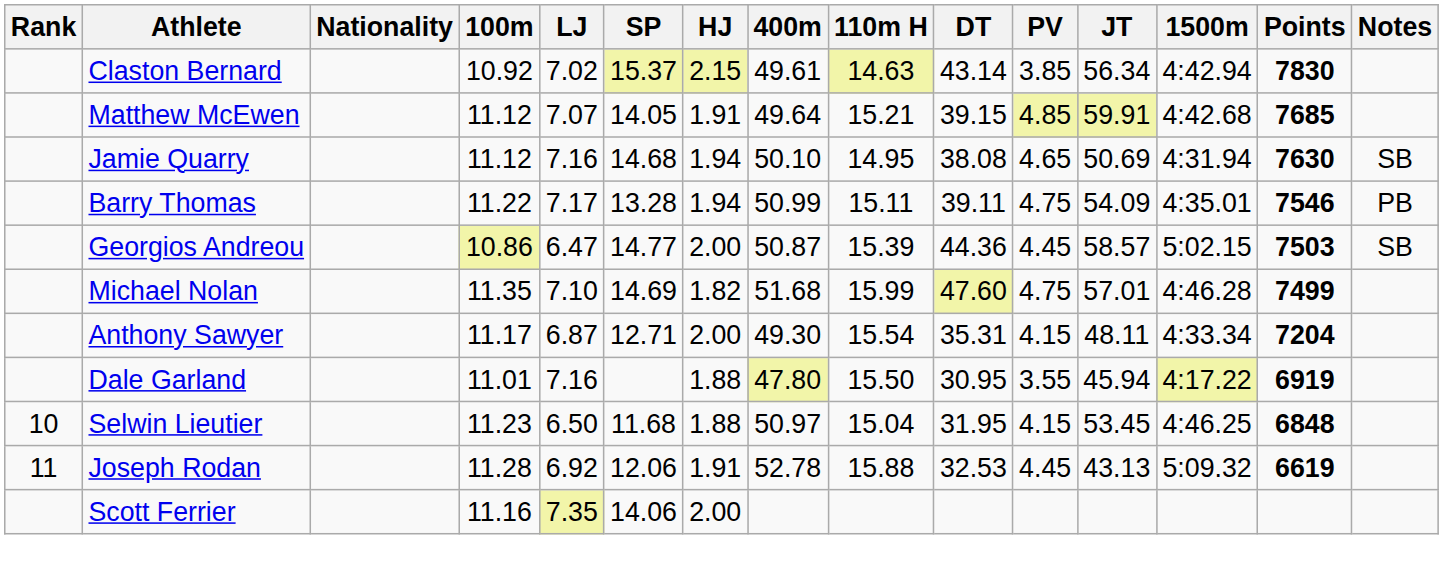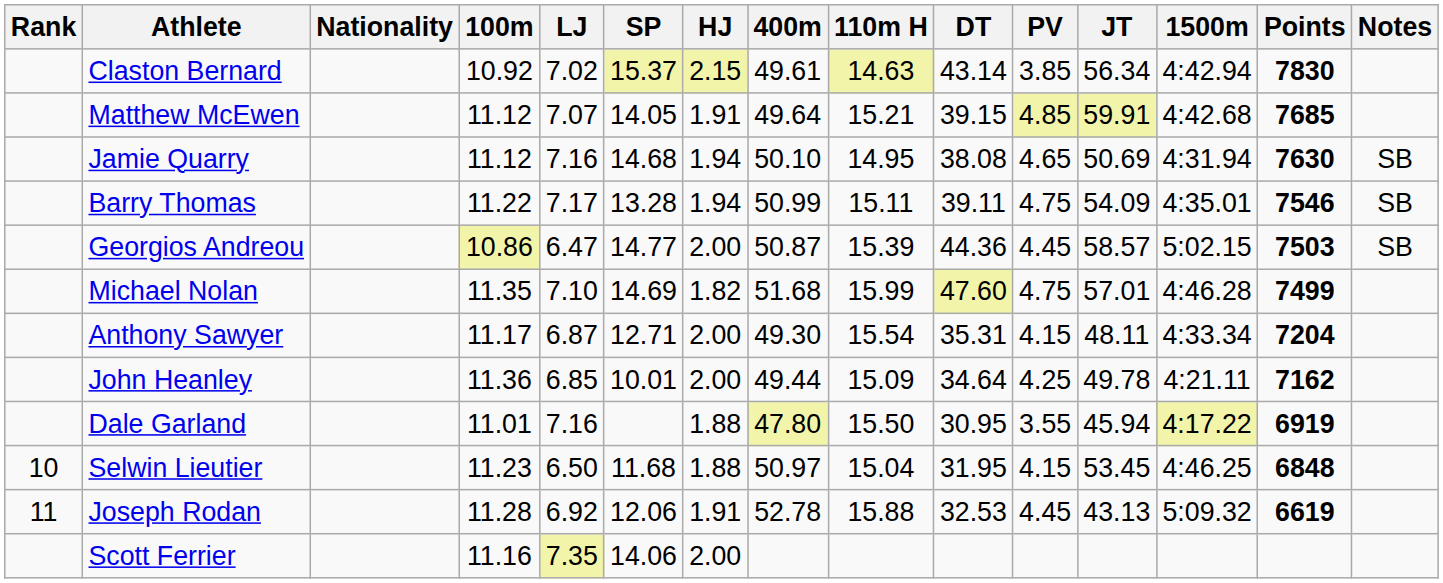(1395, 202) PB -> (1395, 202) SB
+ row: (170, 379)
